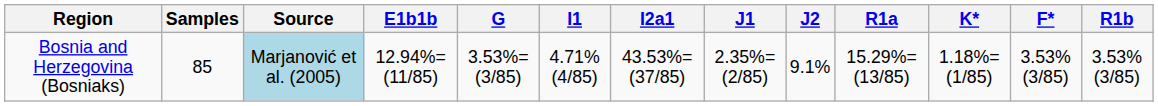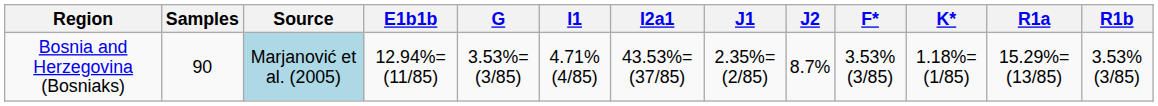columns swapped: (1046, 19) <-> (882, 19)
(202, 67) 85 -> (202, 67) 90
(810, 67) 9.1% -> (810, 67) 8.7%
